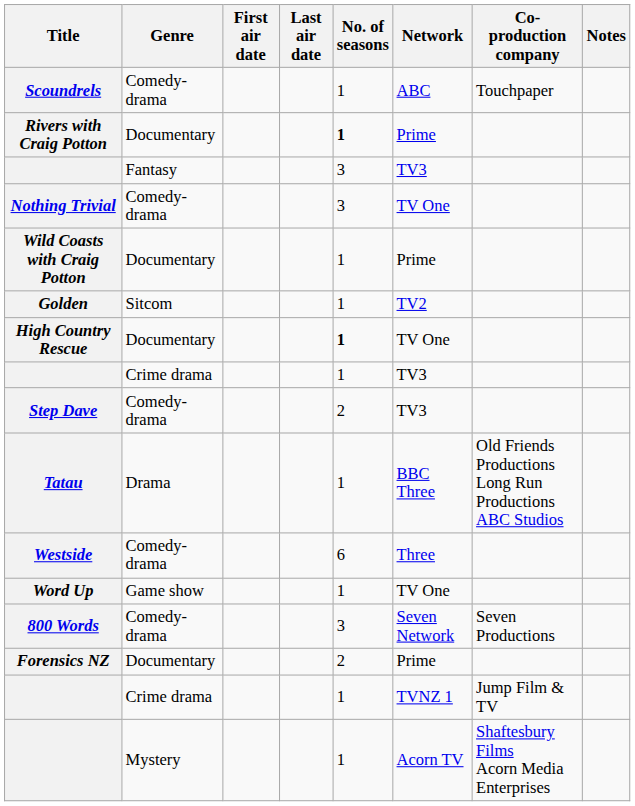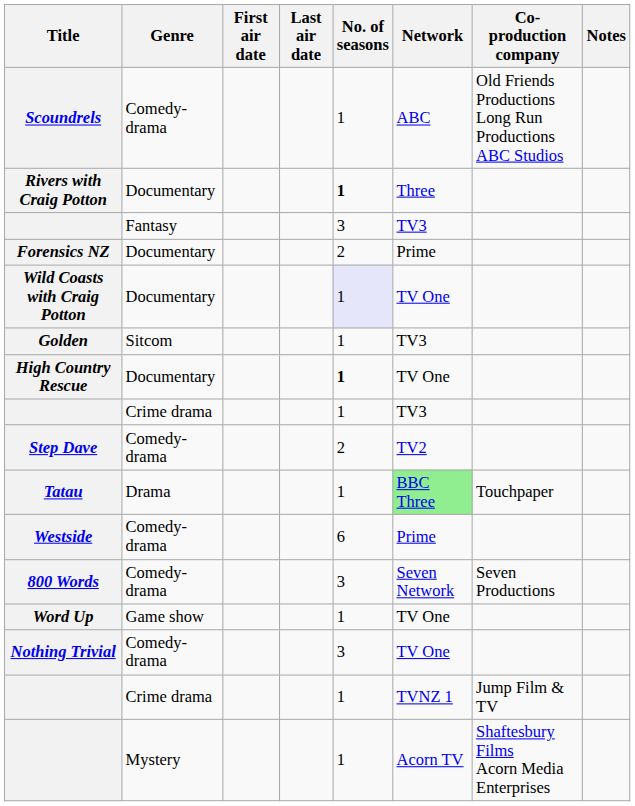(515, 90) Touchpaper -> (520, 117) Old Friends Productions Long Run Productions ABC Studios
(416, 134) Prime -> (416, 190) Three
rows swapped: (63, 205) <-> (63, 661)
(341, 259) no background -> (341, 296) lavender background
(416, 259) Prime -> (423, 296) TV One
(412, 304) TV2 -> (412, 341) TV3
(412, 410) TV3 -> (412, 447) TV2
(416, 482) no background -> (416, 492) lightgreen background
(520, 482) Old Friends Productions Long Run Productions ABC Studios -> (515, 492) Touchpaper
(416, 555) Three -> (416, 536) Prime
rows swapped: (63, 590) <-> (63, 626)
